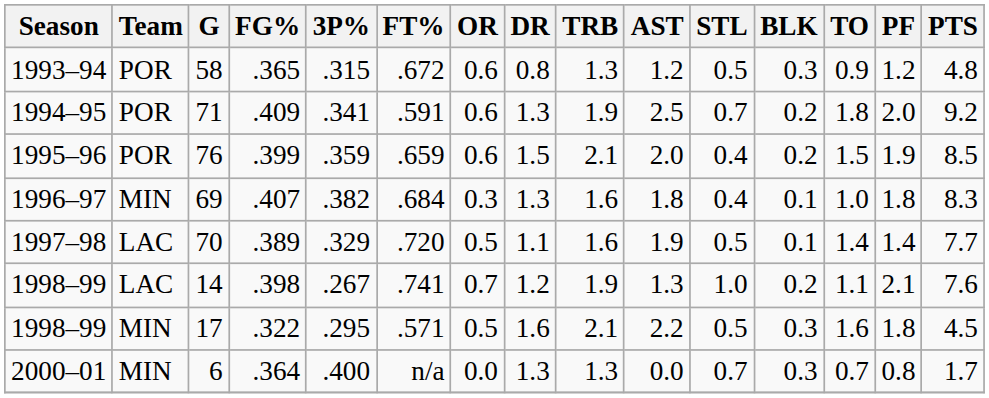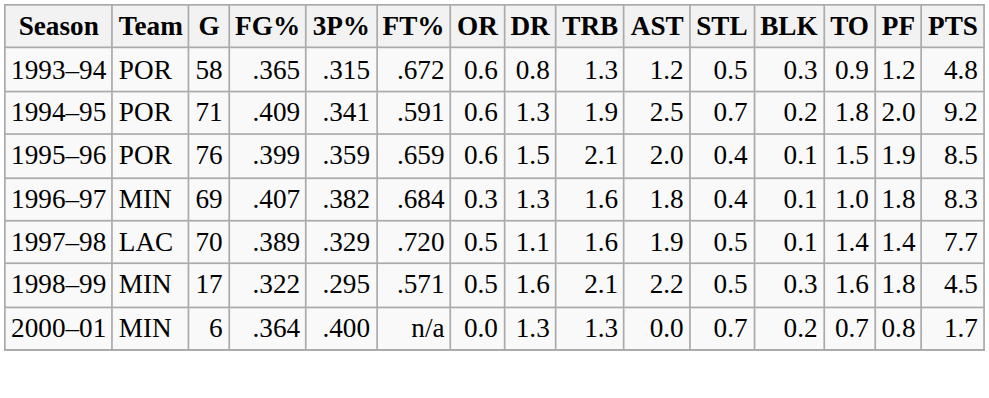(801, 155) 0.2 -> (801, 155) 0.1
- row: (209, 284)
(801, 371) 0.3 -> (801, 328) 0.2
